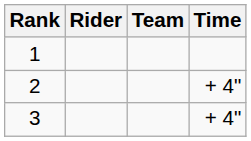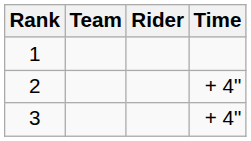columns swapped: (96, 20) <-> (158, 20)
